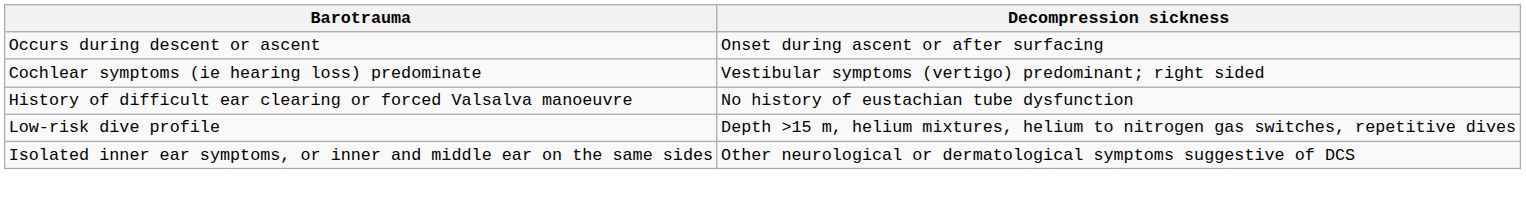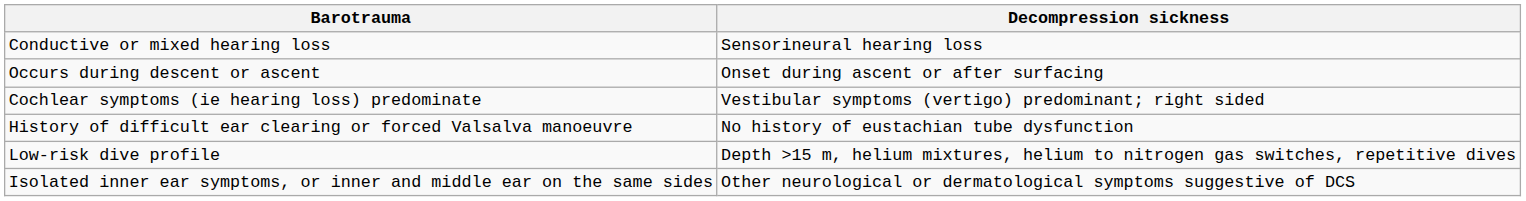+ row: (170, 46)
